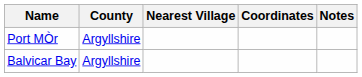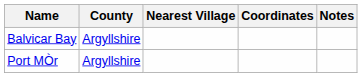rows swapped: (42, 61) <-> (33, 38)
